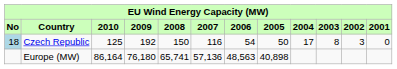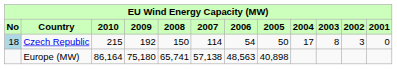(115, 42) 125 -> (115, 42) 215
(215, 42) 116 -> (215, 42) 114
(141, 57) 76,180 -> (141, 57) 75,180
(208, 57) 57,136 -> (208, 57) 57,138
